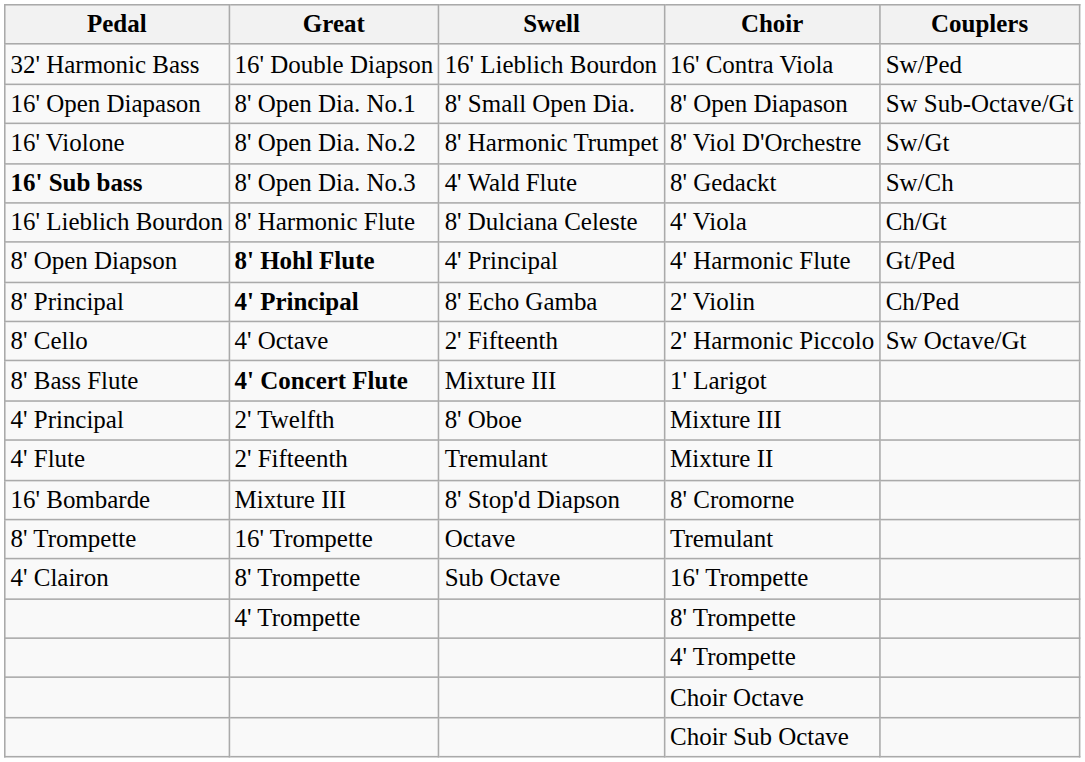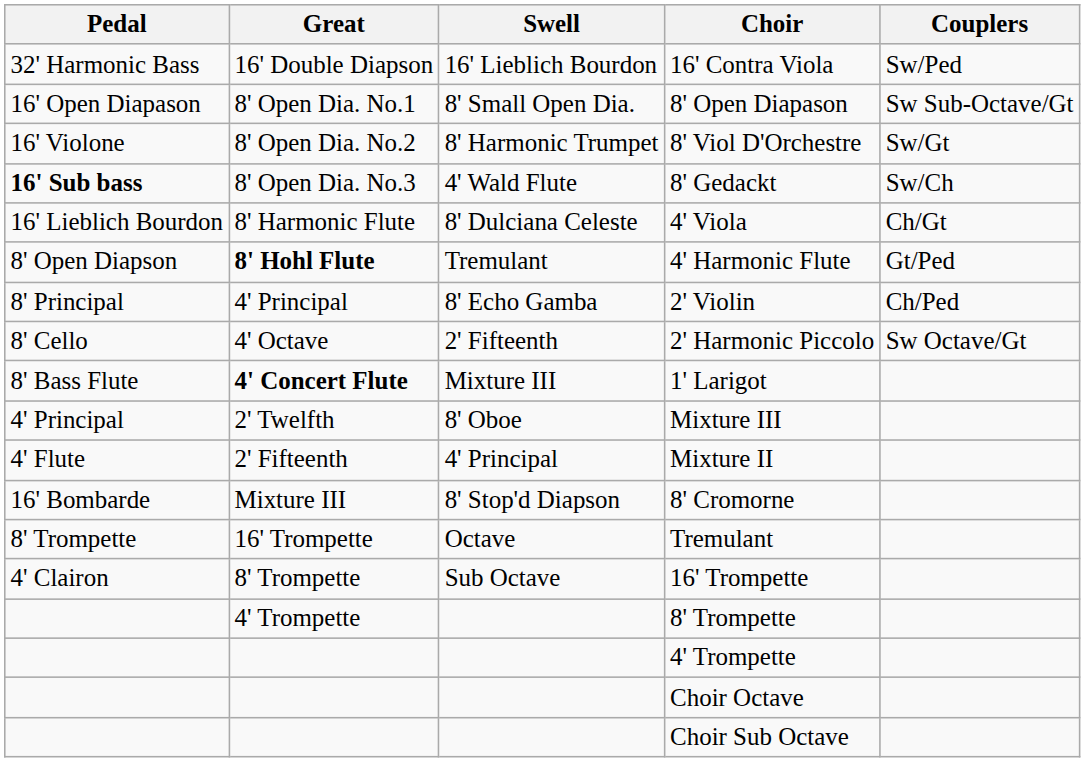(501, 261) 4' Principal -> (496, 261) Tremulant
(297, 301) bold -> (291, 301) normal
(496, 459) Tremulant -> (501, 459) 4' Principal
